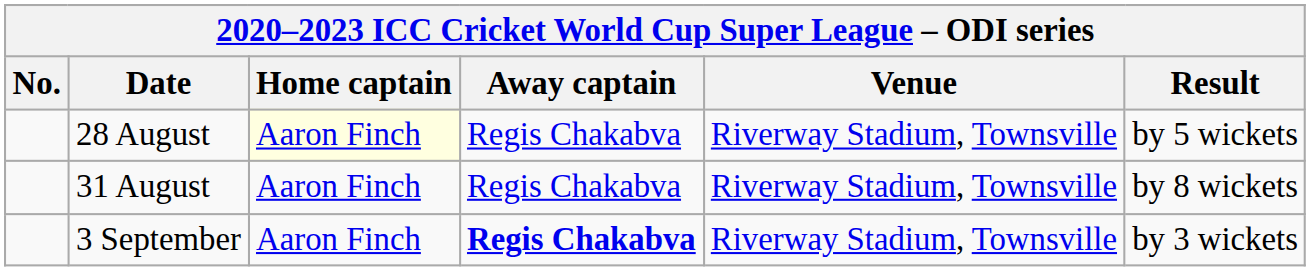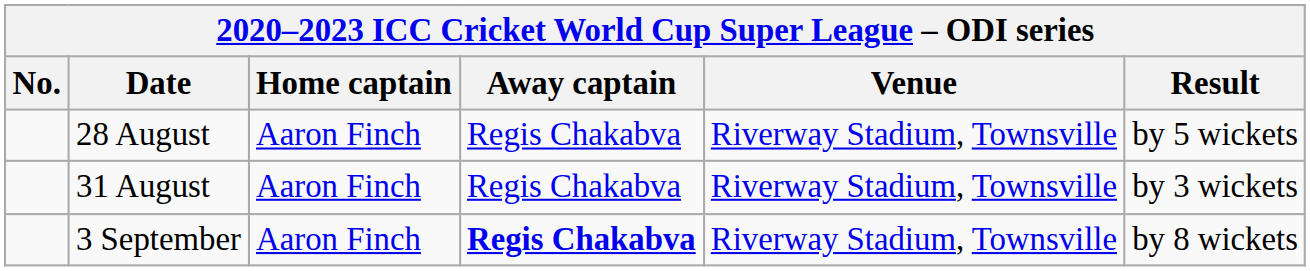(338, 134) lightyellow background -> (338, 134) no background
(1215, 186) by 8 wickets -> (1215, 186) by 3 wickets
(1215, 238) by 3 wickets -> (1215, 238) by 8 wickets
